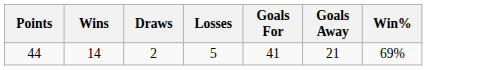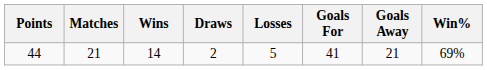+ column: (94, 23)
